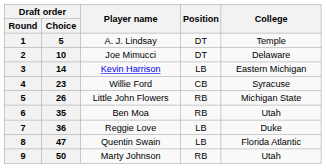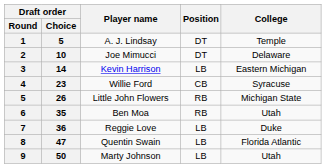(201, 156) RB -> (201, 156) LB
